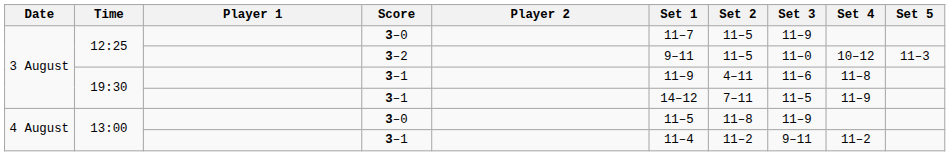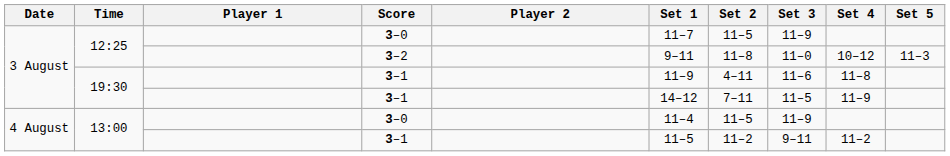(738, 56) 11–5 -> (738, 56) 11–8
(679, 119) 11–5 -> (679, 119) 11–4
(738, 119) 11–8 -> (738, 119) 11–5
(679, 140) 11–4 -> (679, 140) 11–5
